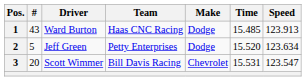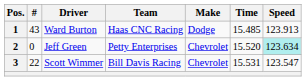(32, 46) 5 -> (32, 46) 0
(201, 46) Dodge -> (208, 46) Chevrolet
(282, 46) no background -> (282, 46) paleturquoise background
(34, 63) 20 -> (34, 63) 22
